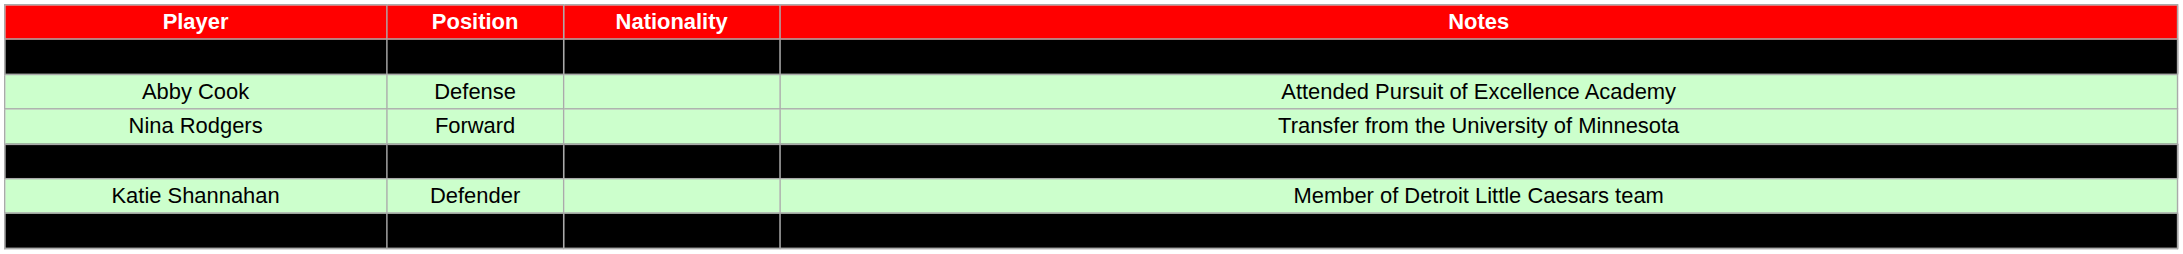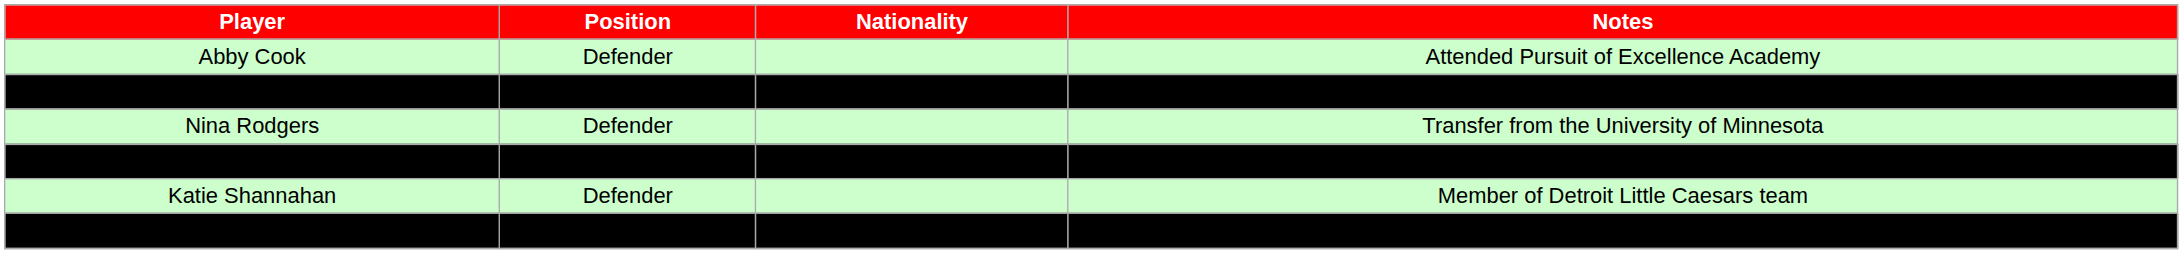- row: (196, 56)
(475, 91) Defense -> (628, 56) Defender
+ row: (252, 91)
(475, 126) Forward -> (628, 126) Defender
